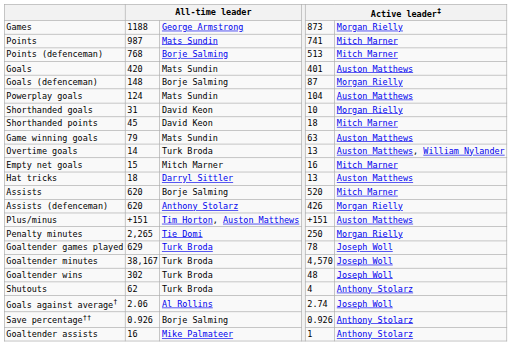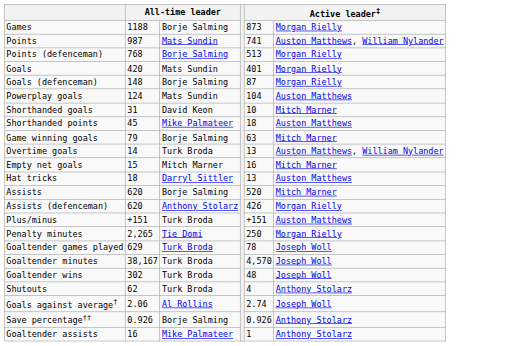(203, 27) George Armstrong -> (195, 27) Borje Salming
(367, 41) Mitch Marner -> (360, 41) Auston Matthews, William Nylander
(367, 55) Mitch Marner -> (309, 55) Morgan Rielly
(375, 68) Auston Matthews -> (309, 68) Morgan Rielly
(370, 110) Morgan Rielly -> (306, 110) Mitch Marner
(187, 124) David Keon -> (198, 124) Mike Palmateer
(367, 124) Mitch Marner -> (314, 124) Auston Matthews
(190, 137) Mats Sundin -> (195, 137) Borje Salming
(375, 137) Auston Matthews -> (306, 137) Mitch Marner
(231, 220) Tim Horton, Auston Matthews -> (187, 220) Turk Broda
